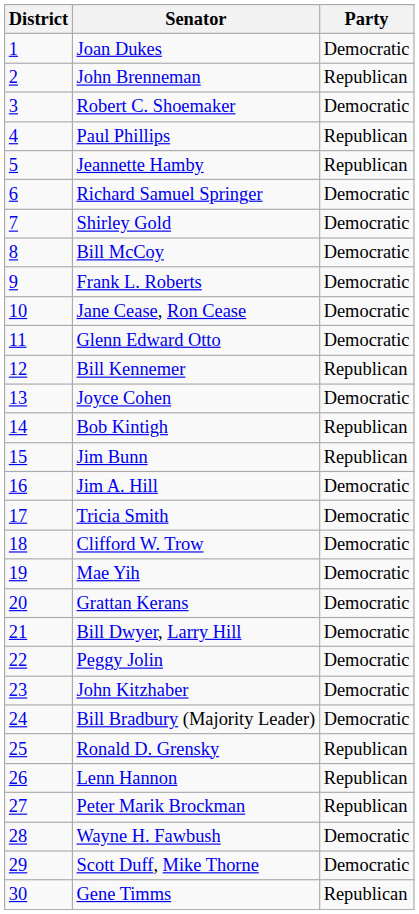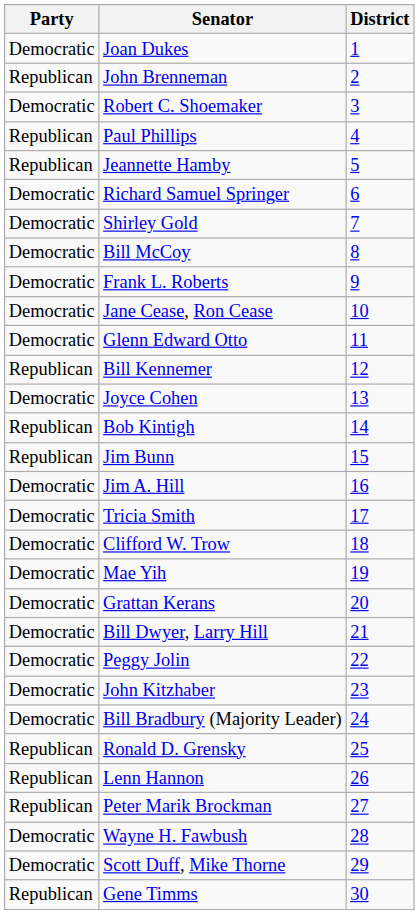columns swapped: (38, 19) <-> (367, 19)
